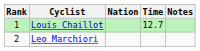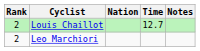(17, 25) 1 -> (17, 25) 2
